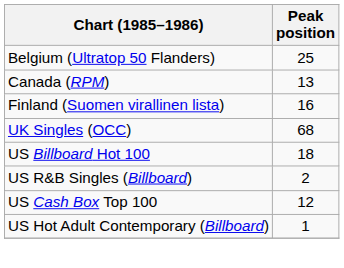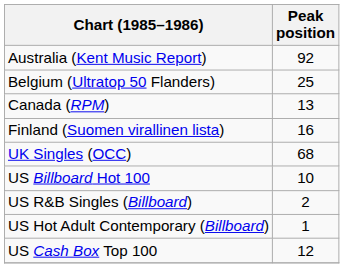+ row: (107, 57)
(306, 154) 18 -> (306, 178) 10
rows swapped: (139, 226) <-> (83, 202)
